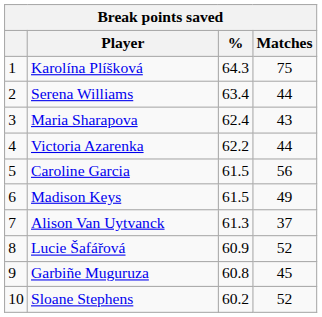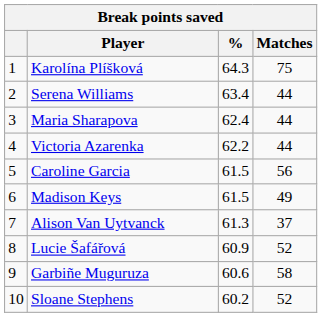(284, 120) 43 -> (284, 120) 44
(236, 274) 60.8 -> (236, 274) 60.6
(284, 274) 45 -> (284, 274) 58
